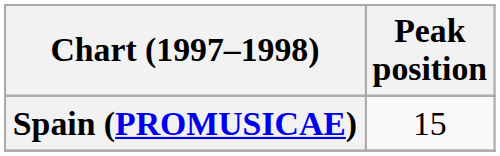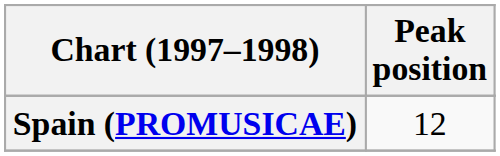(430, 122) 15 -> (430, 122) 12
